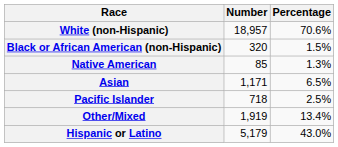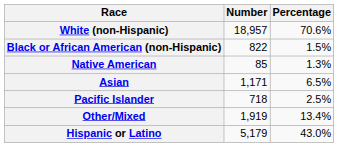(258, 47) 320 -> (258, 47) 822
